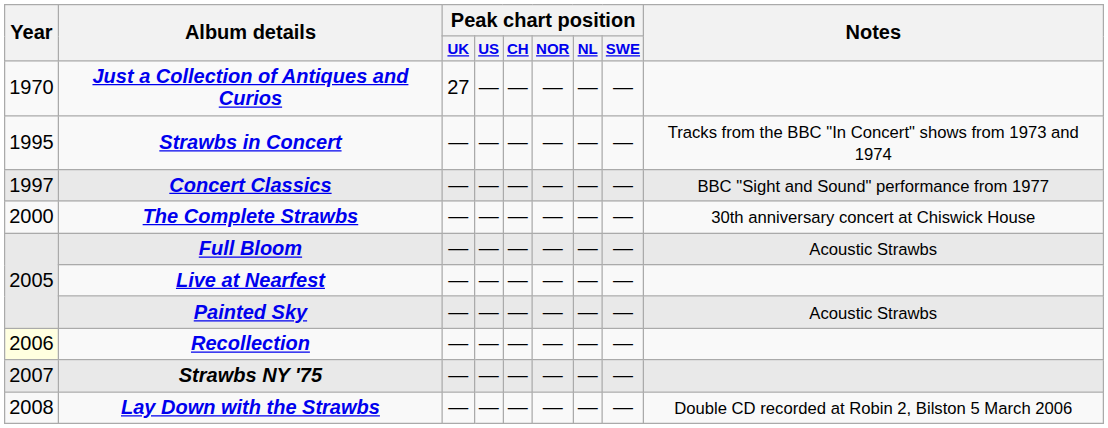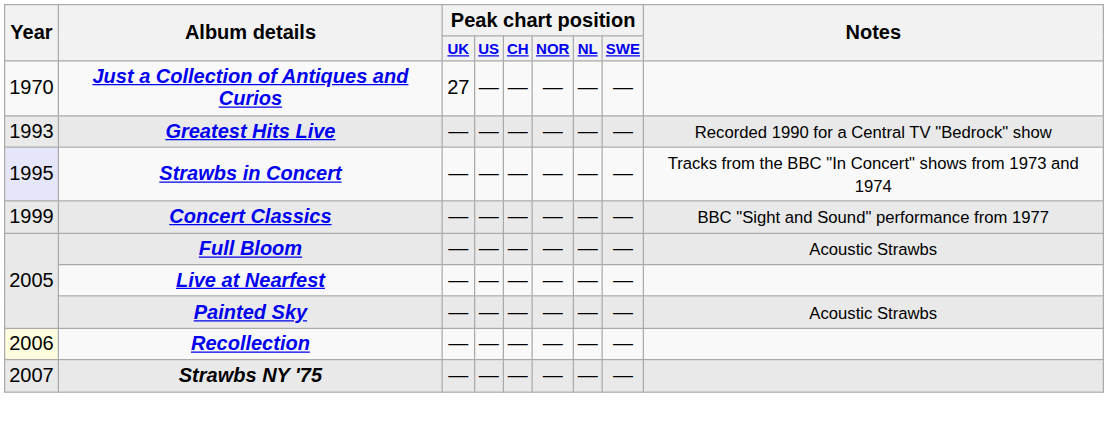+ row: (250, 131)
(31, 142) no background -> (31, 173) lavender background
(31, 185) 1997 -> (31, 216) 1999
- row: (250, 216)
- row: (250, 407)
